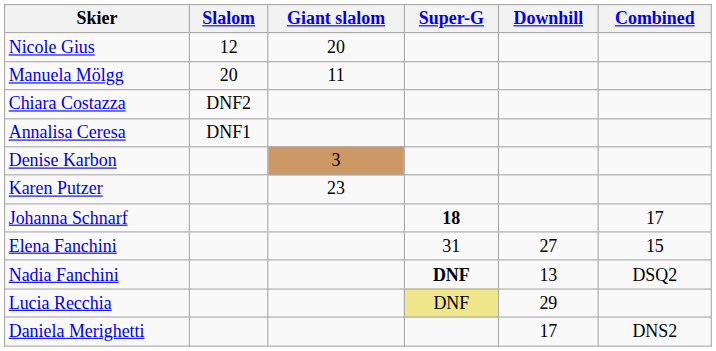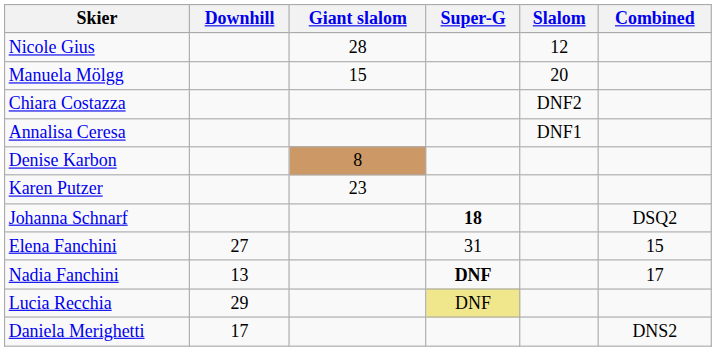columns swapped: (229, 18) <-> (548, 18)
(336, 47) 20 -> (358, 47) 28
(336, 75) 11 -> (358, 75) 15
(336, 160) 3 -> (358, 160) 8
(655, 217) 17 -> (655, 217) DSQ2
(655, 274) DSQ2 -> (655, 274) 17
